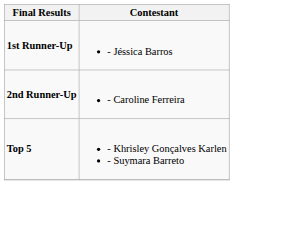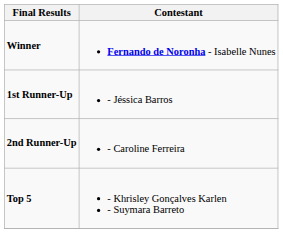+ row: (24, 45)
